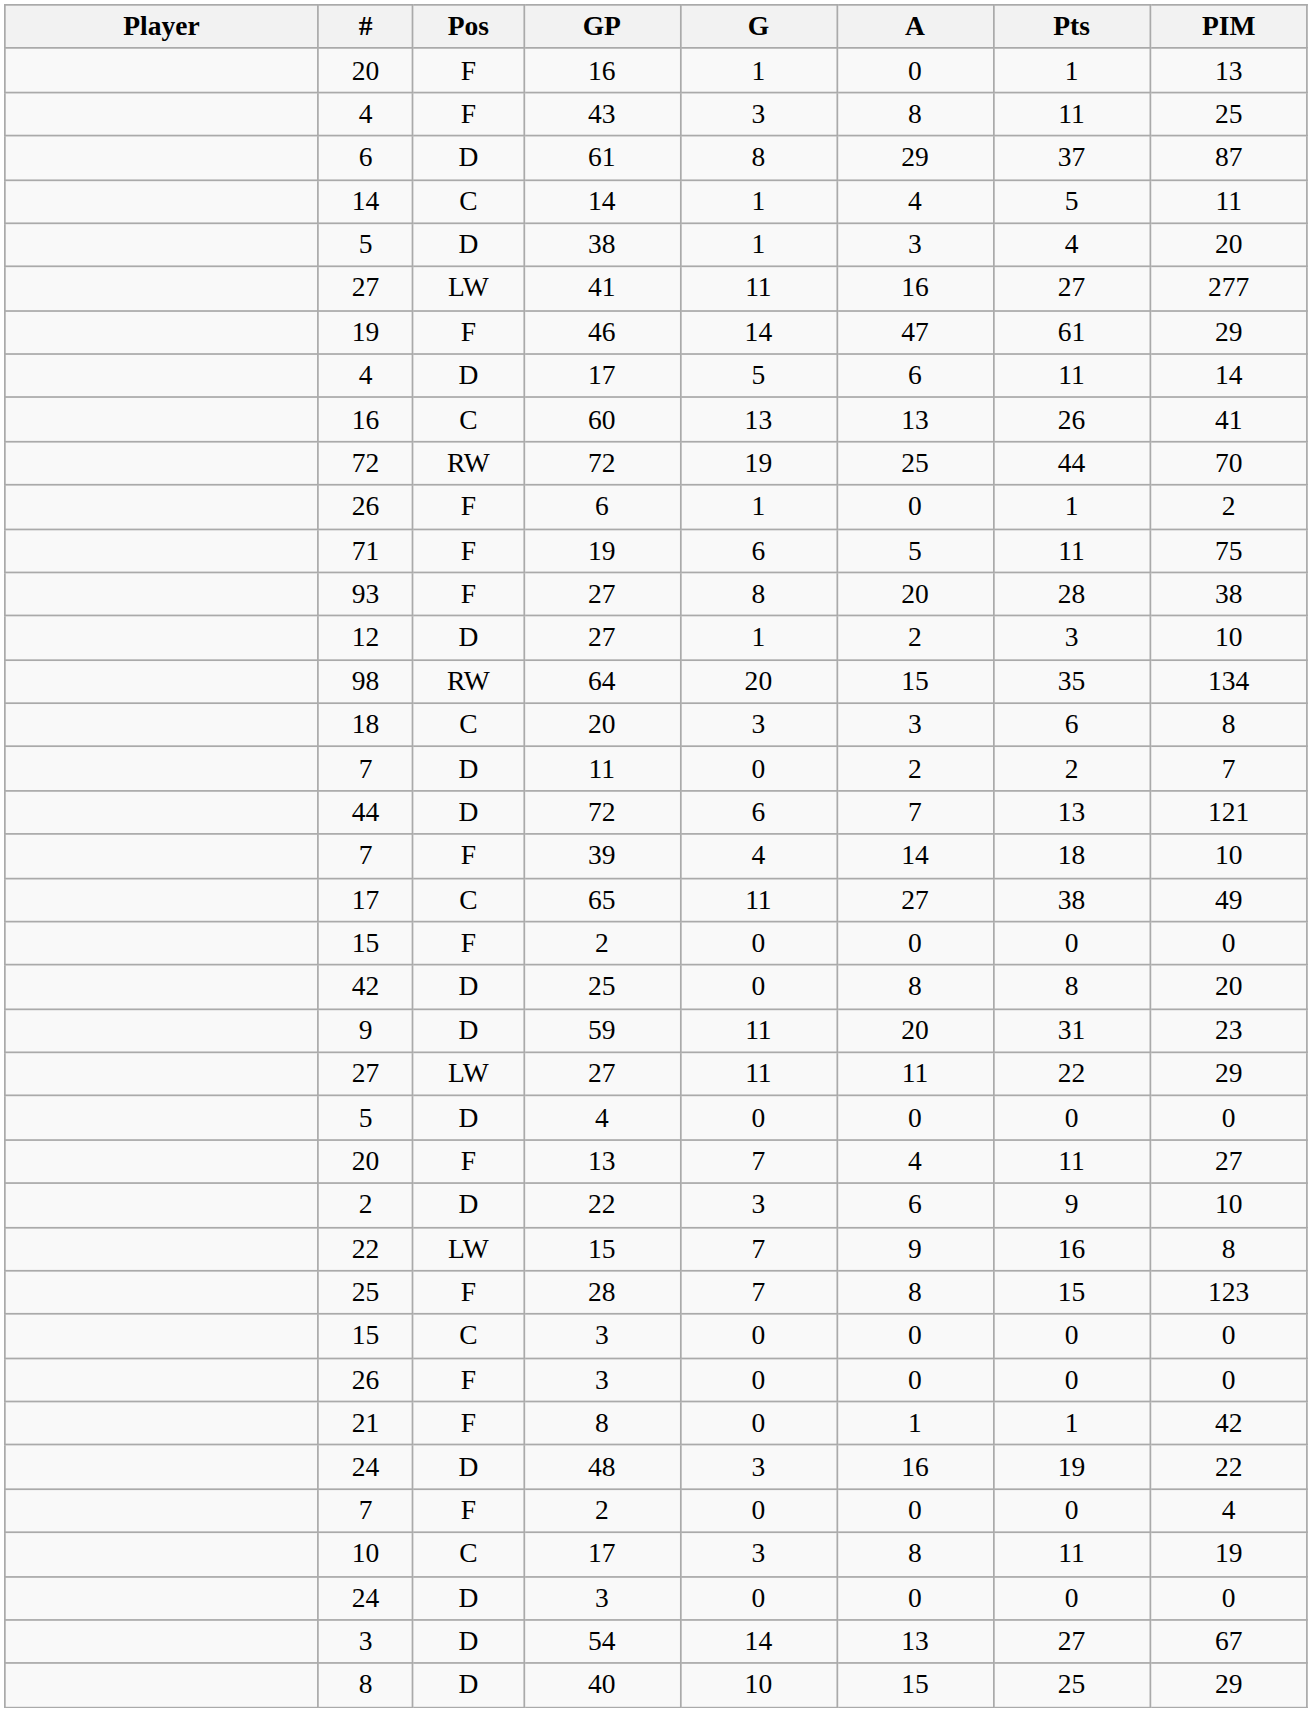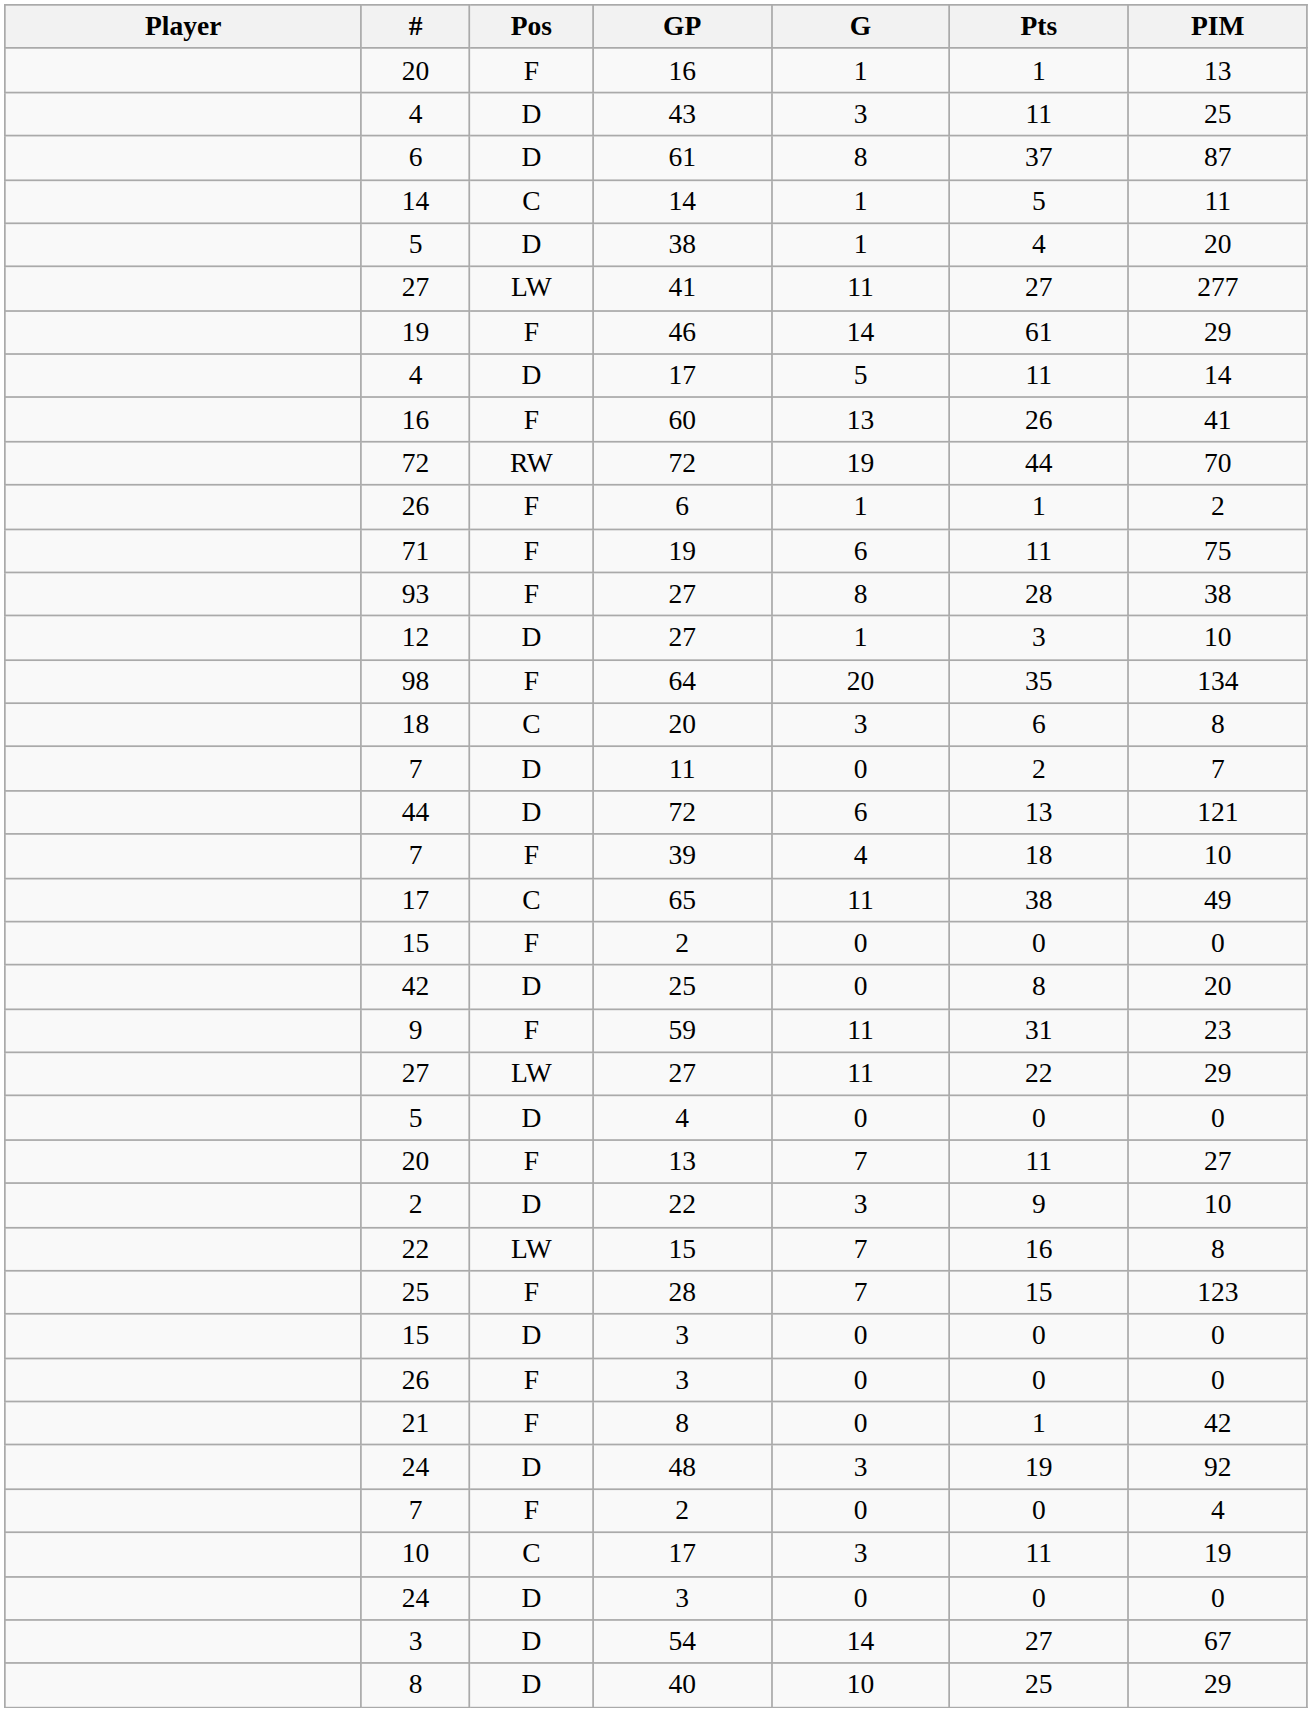- column: (915, 26)
(468, 113) F -> (531, 113) D
(468, 419) C -> (531, 419) F
(468, 680) RW -> (531, 680) F
(468, 1030) D -> (531, 1030) F
(468, 1335) C -> (531, 1335) D
(1229, 1466) 22 -> (1218, 1466) 92
